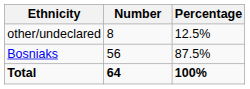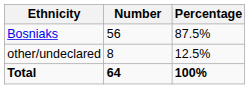rows swapped: (33, 53) <-> (54, 34)
